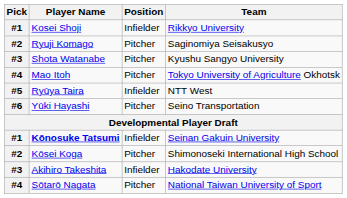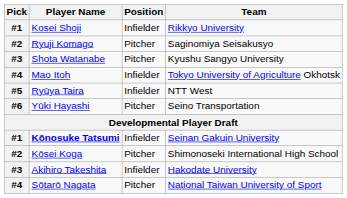(140, 75) Pitcher -> (142, 75) Infielder
